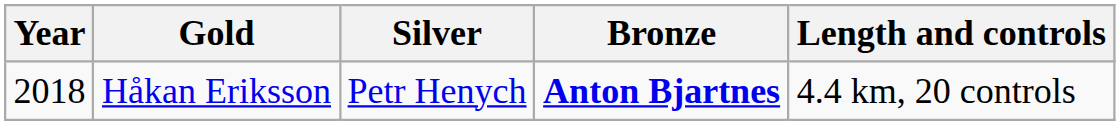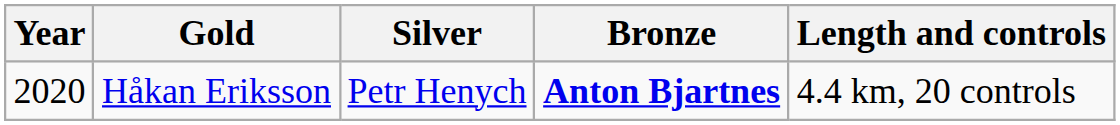(49, 90) 2018 -> (49, 90) 2020
